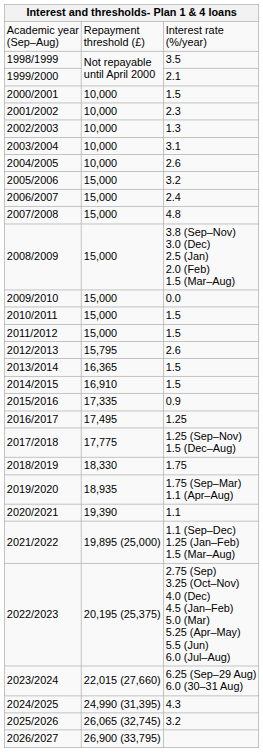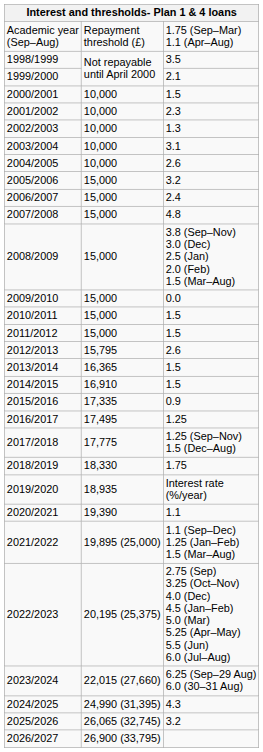(195, 36) Interest rate (%/year) -> (203, 36) 1.75 (Sep–Mar) 1.1 (Apr–Aug)
(203, 489) 1.75 (Sep–Mar) 1.1 (Apr–Aug) -> (195, 489) Interest rate (%/year)
